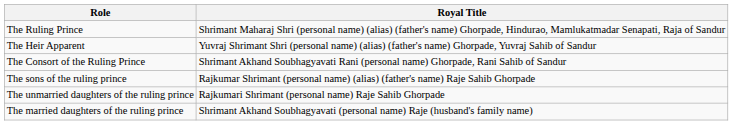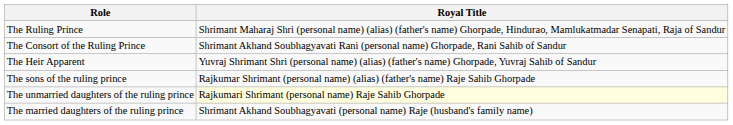rows swapped: (76, 62) <-> (46, 45)
(322, 95) no background -> (322, 95) lightyellow background
